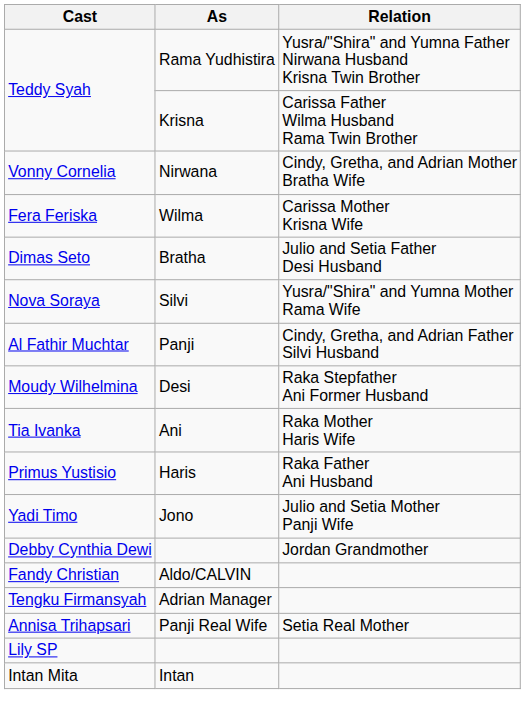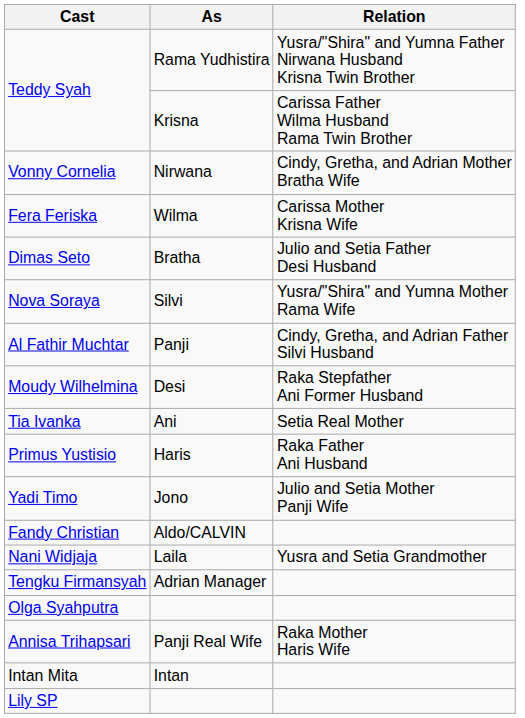(328, 430) Raka Mother Haris Wife -> (340, 421) Setia Real Mother
- row: (80, 550)
+ row: (53, 557)
+ row: (63, 607)
(346, 625) Setia Real Mother -> (322, 641) Raka Mother Haris Wife
rows swapped: (33, 650) <-> (43, 675)
